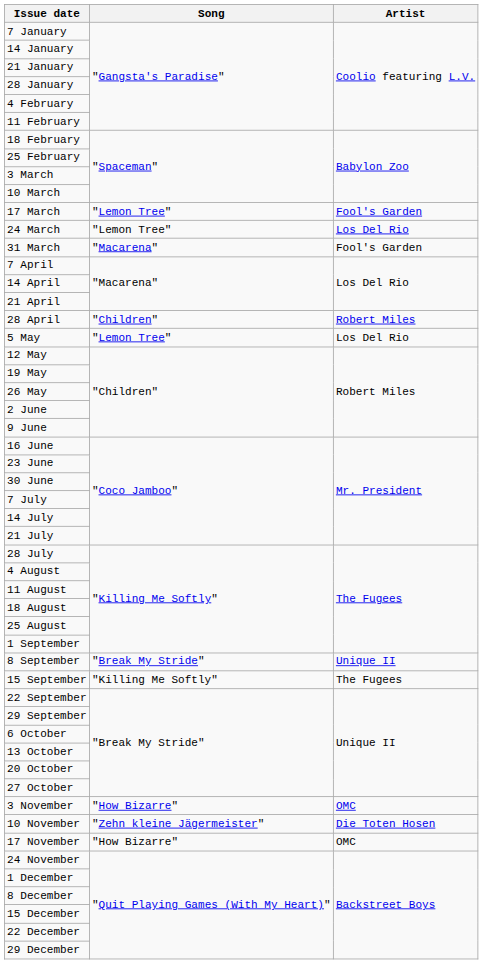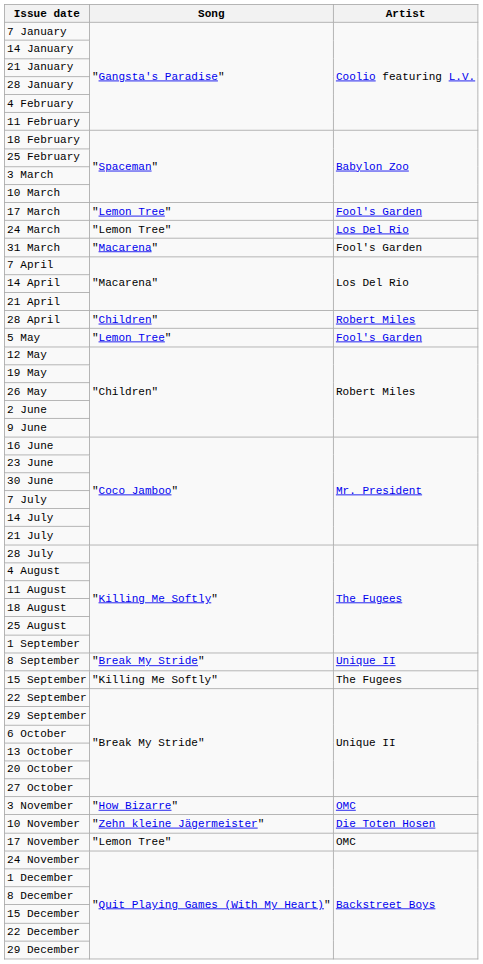(372, 338) Los Del Rio -> (379, 338) Fool's Garden
(135, 842) "How Bizarre" -> (132, 842) "Lemon Tree"
